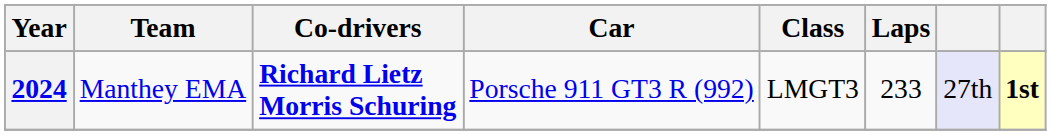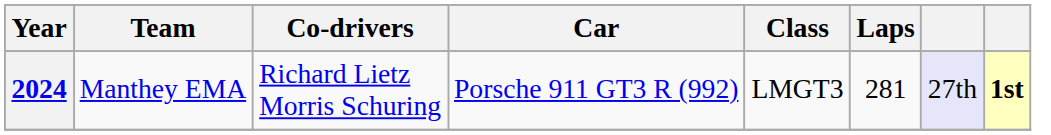(358, 89) bold -> (350, 89) normal
(901, 89) 233 -> (886, 89) 281
